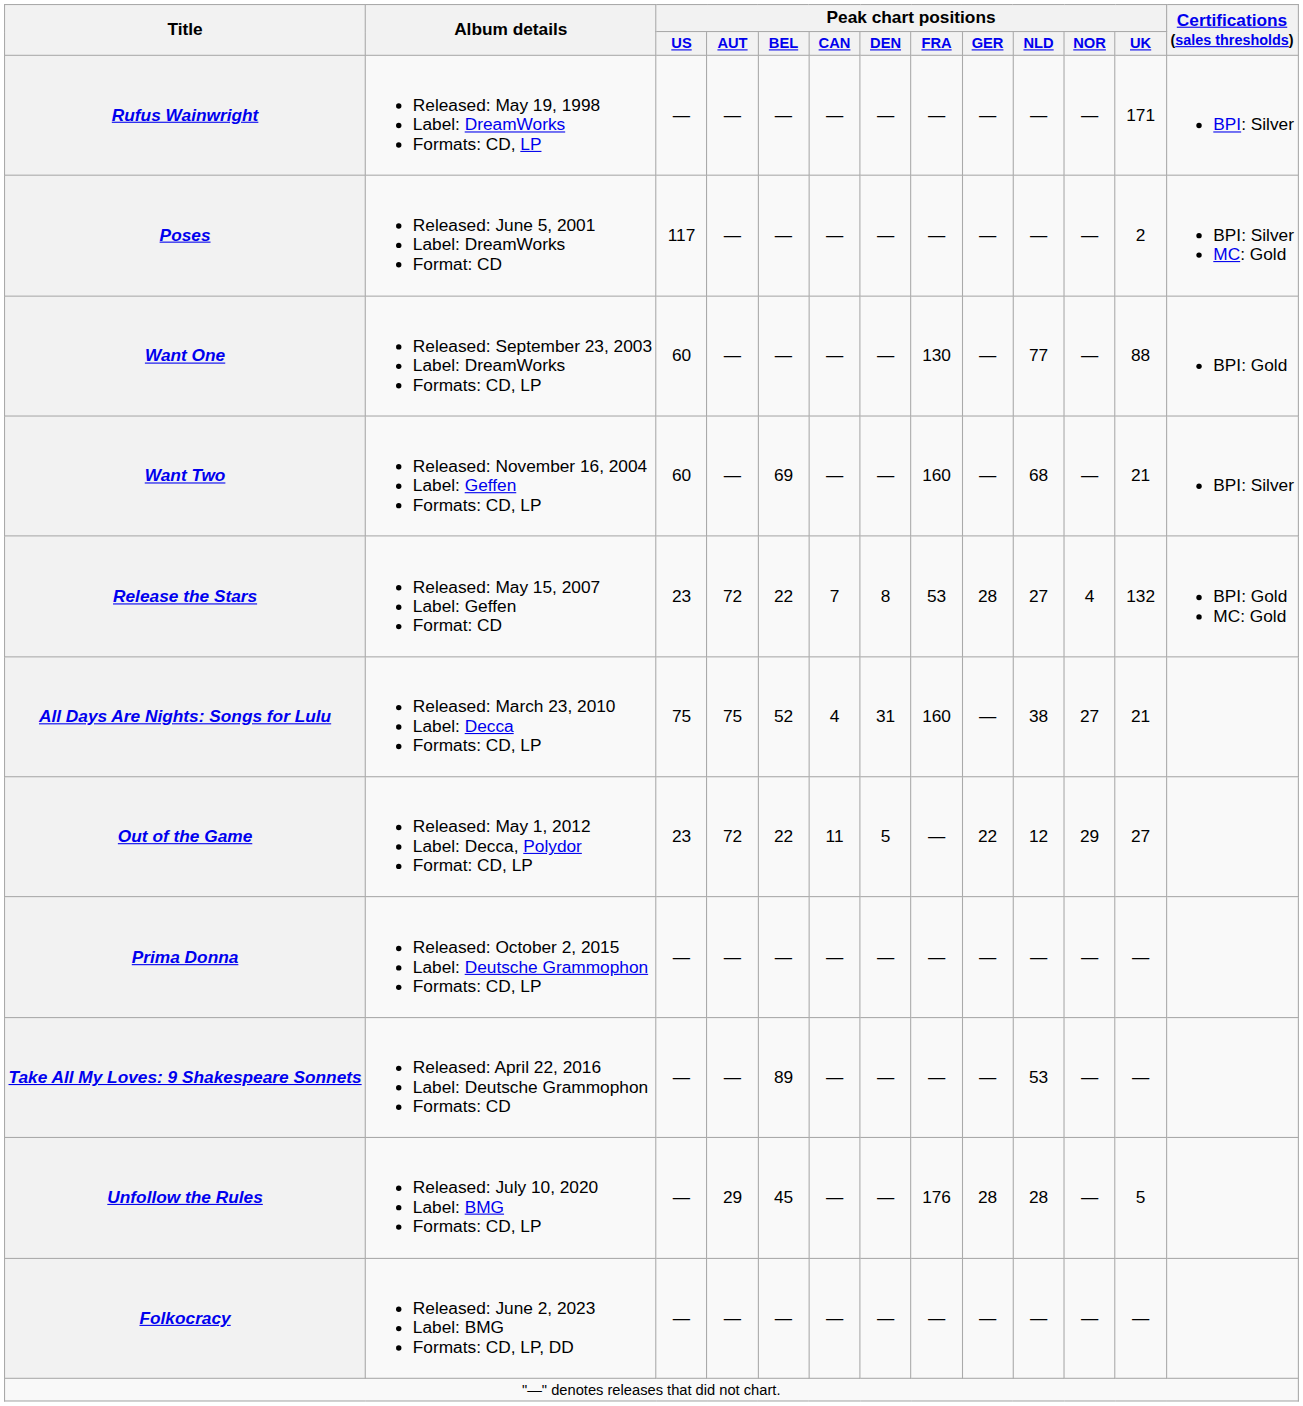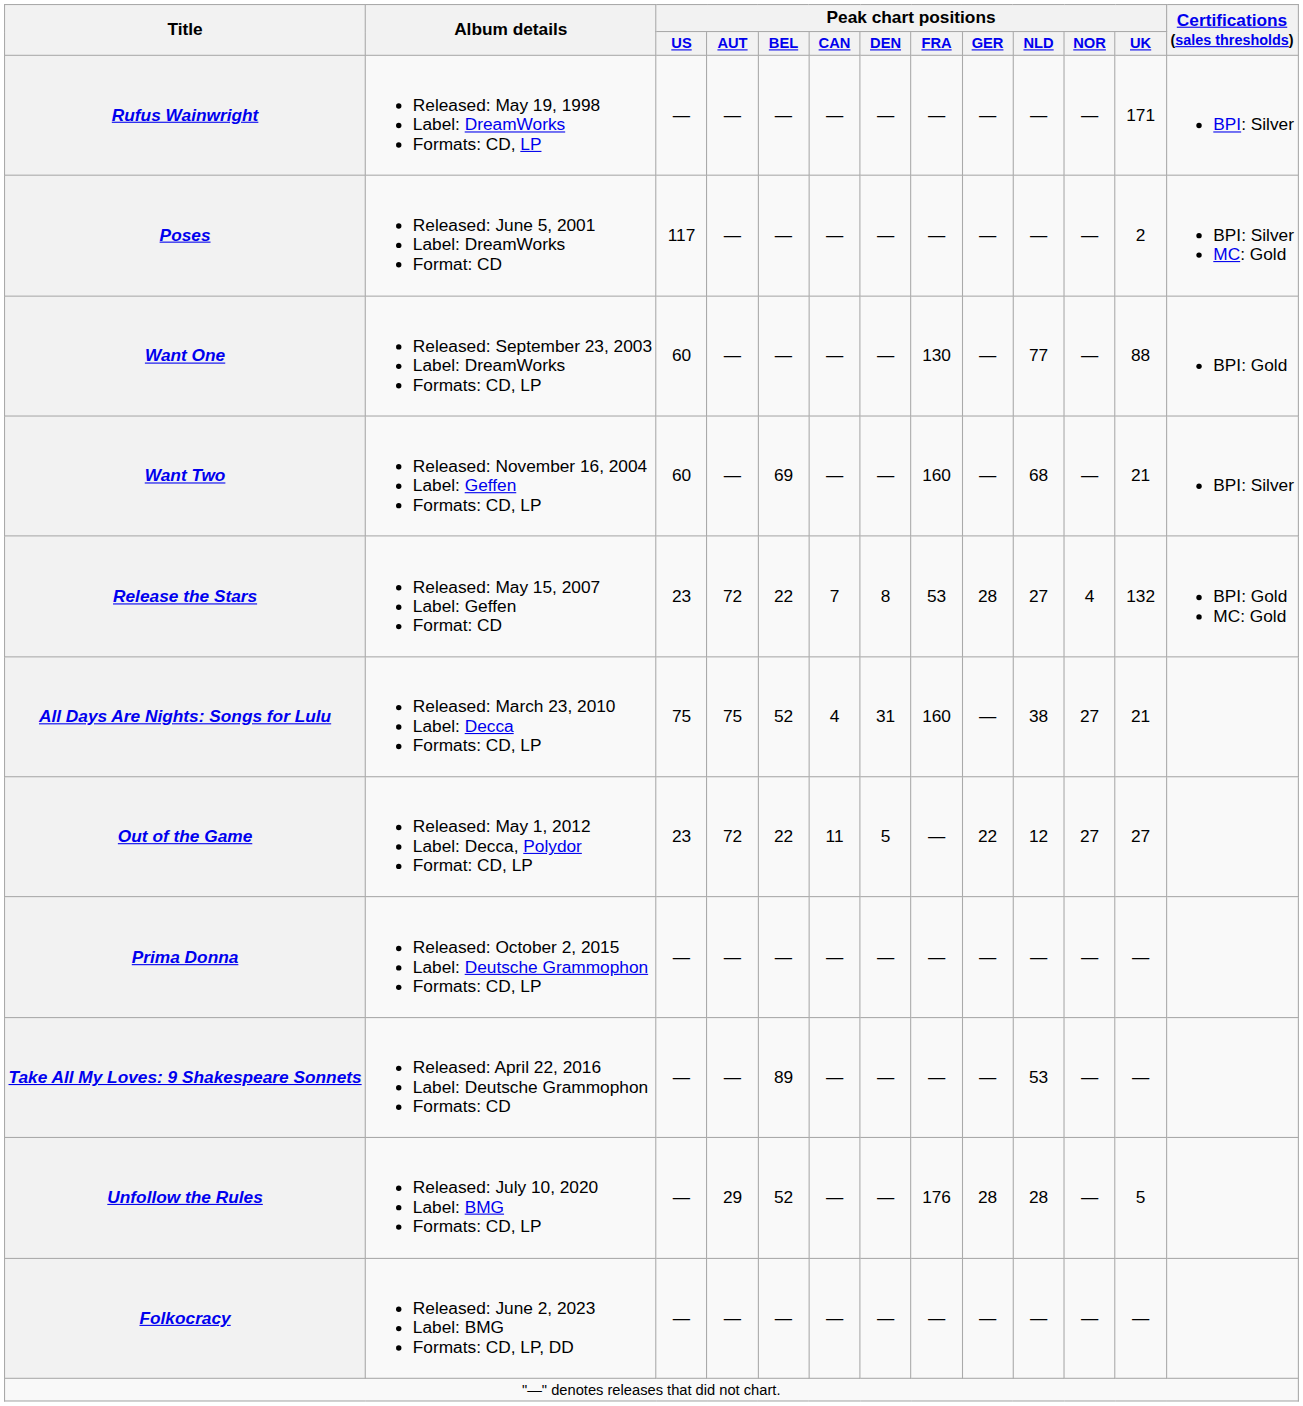(1090, 836) 29 -> (1090, 836) 27
(784, 1197) 45 -> (784, 1197) 52
